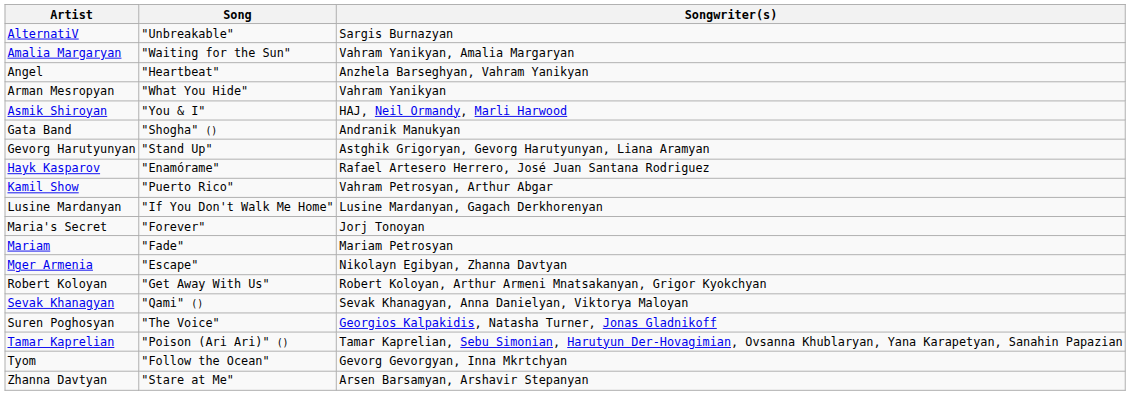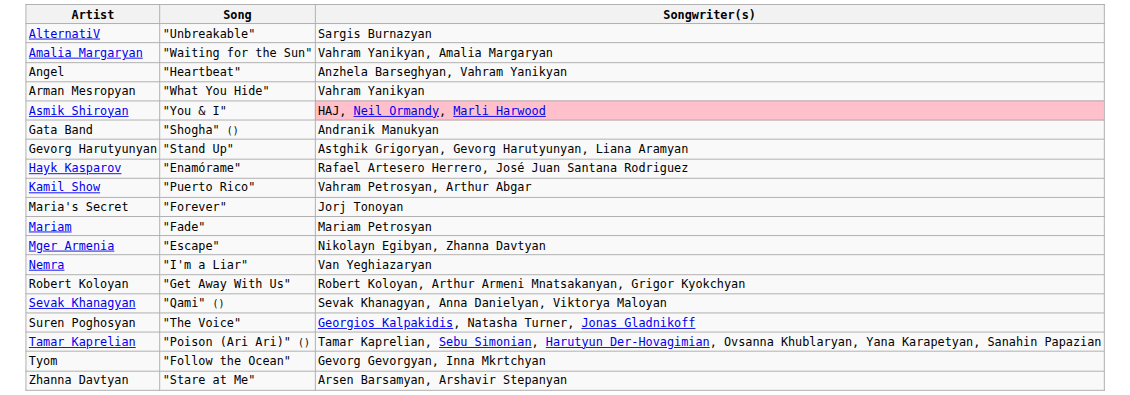(453, 110) no background -> (432, 110) pink background
- row: (64, 207)
+ row: (47, 265)
